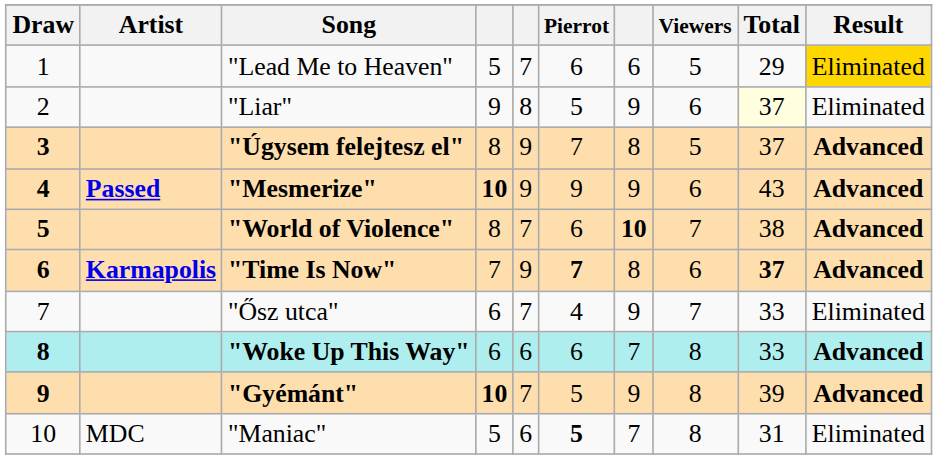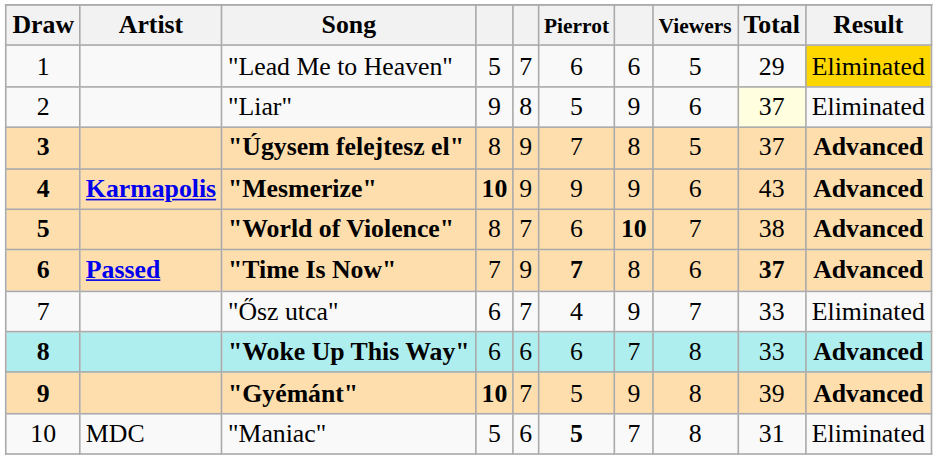(123, 188) Passed -> (151, 188) Karmapolis
(151, 270) Karmapolis -> (123, 270) Passed
